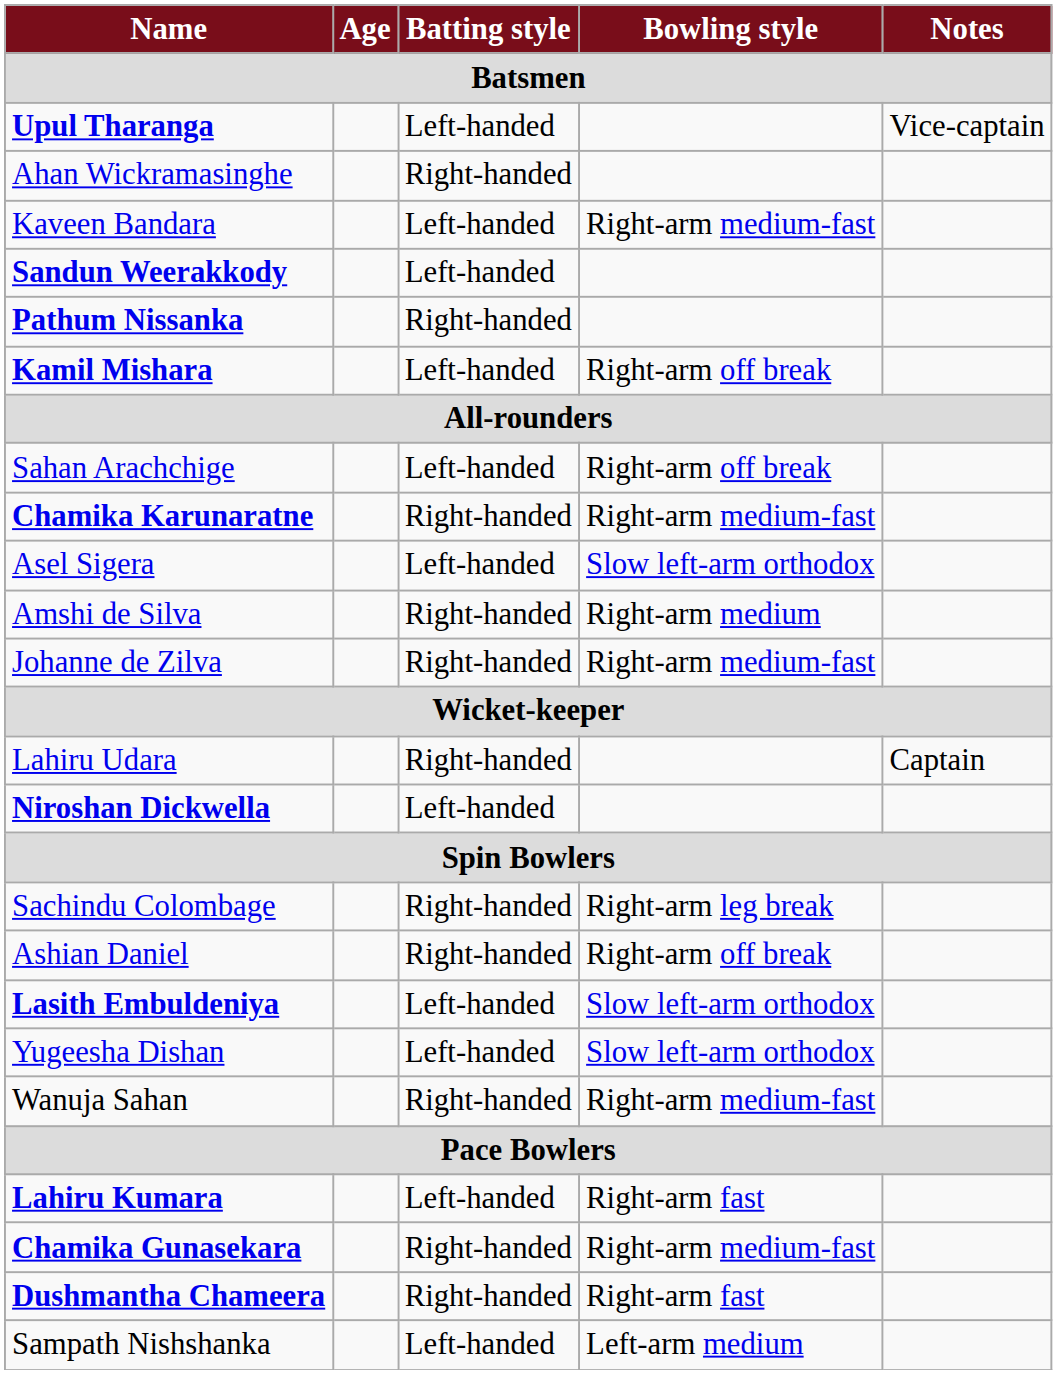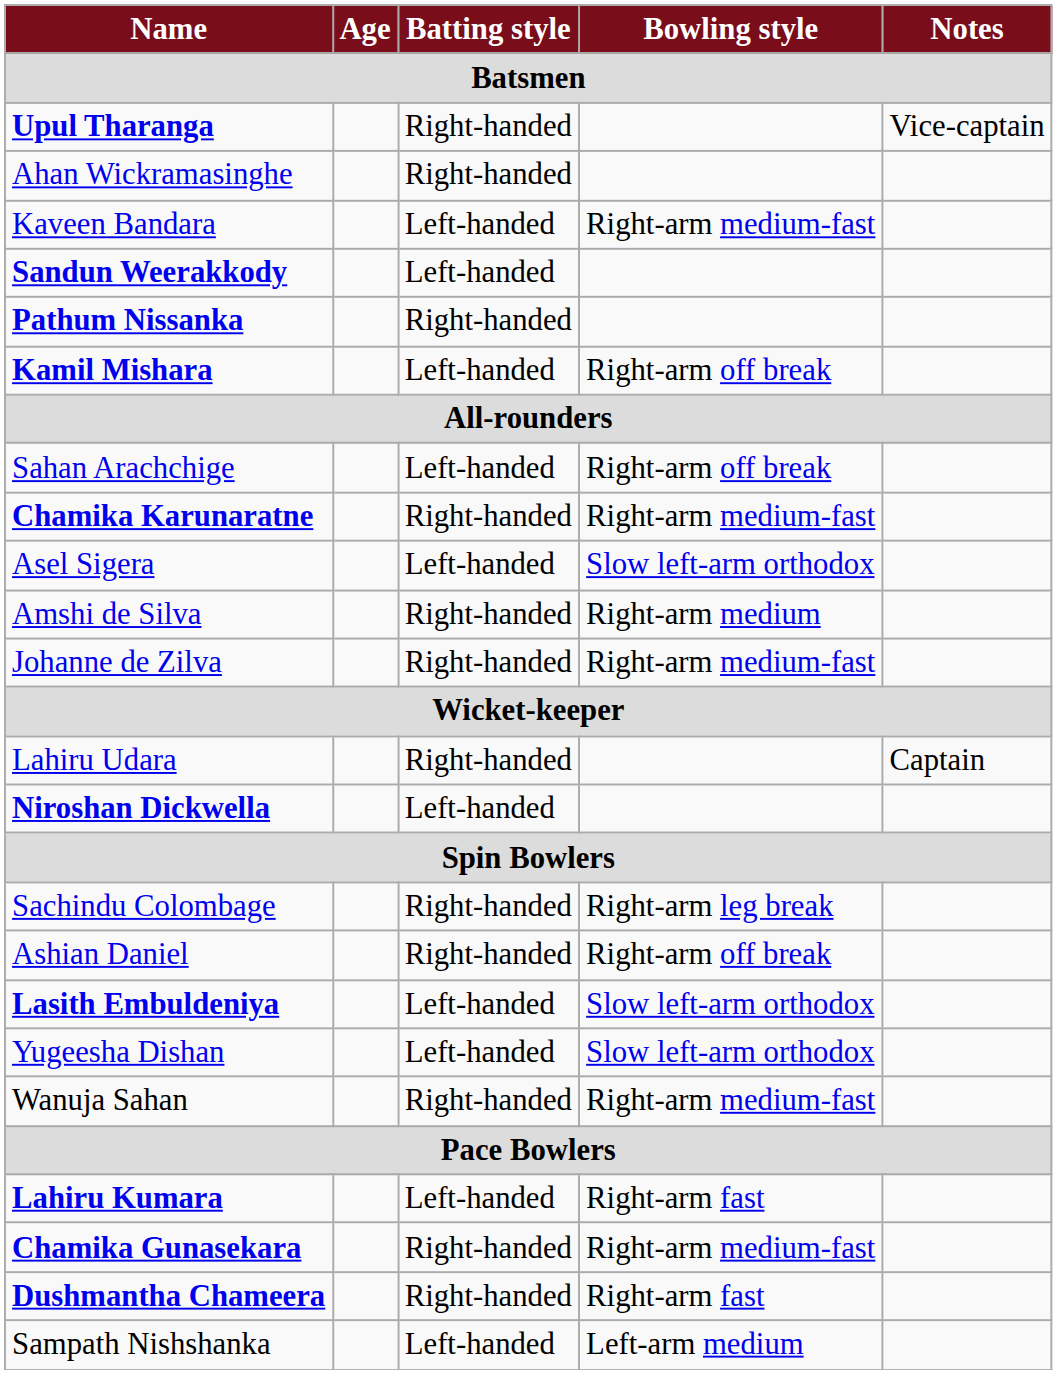(480, 126) Left-handed -> (488, 126) Right-handed
